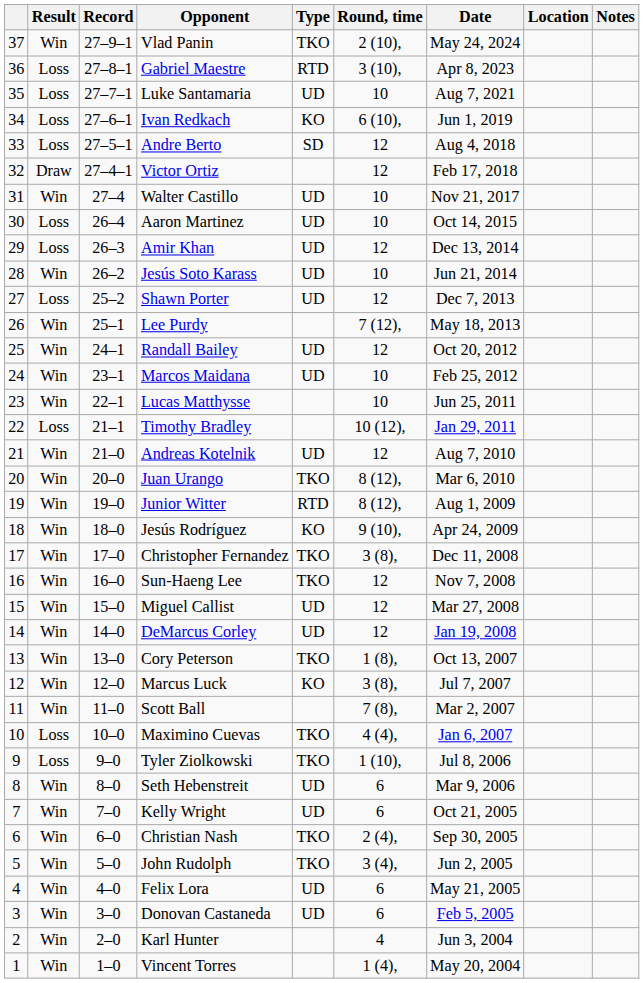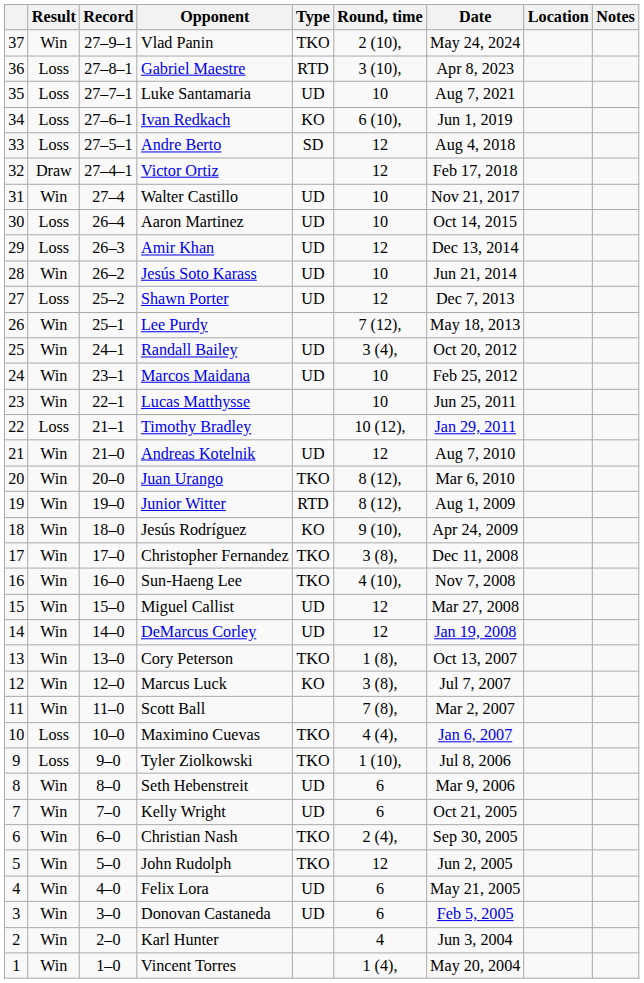(380, 350) 12 -> (380, 350) 3 (4),
(380, 581) 12 -> (380, 581) 4 (10),
(380, 863) 3 (4), -> (380, 863) 12
